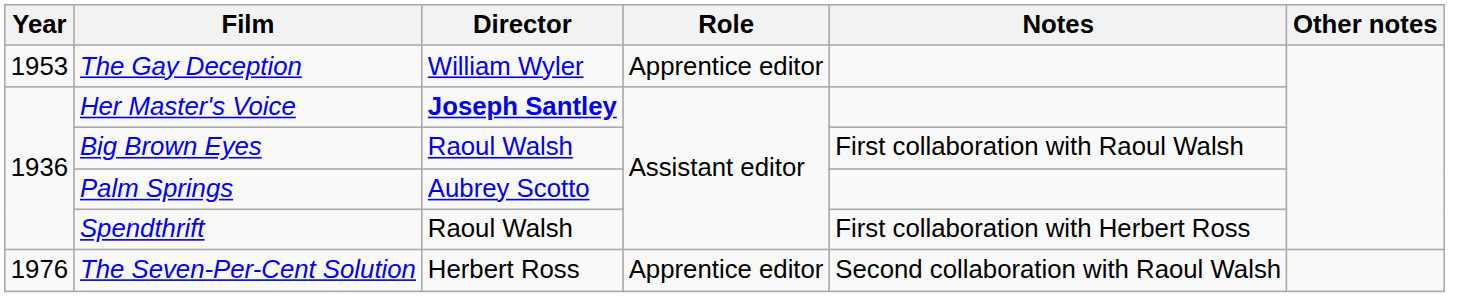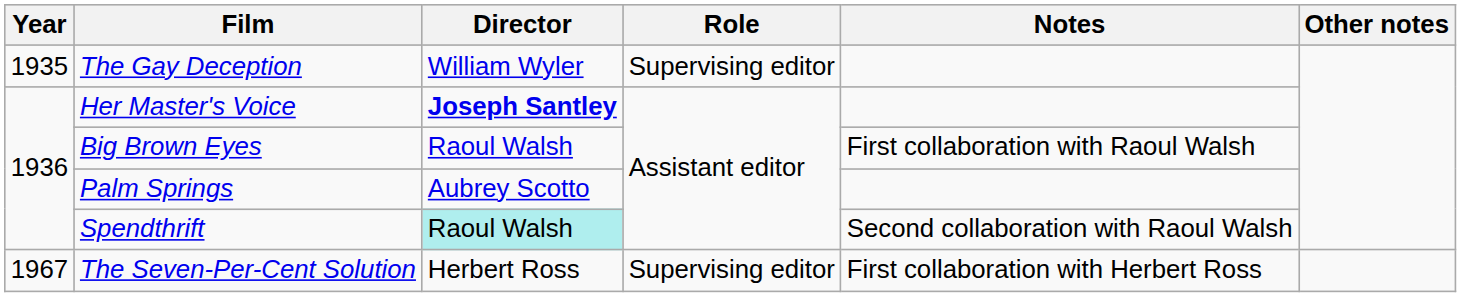(39, 65) 1953 -> (39, 65) 1935
(726, 65) Apprentice editor -> (732, 65) Supervising editor
(500, 229) no background -> (500, 229) paleturquoise background
(1043, 229) First collaboration with Herbert Ross -> (1070, 229) Second collaboration with Raoul Walsh
(39, 270) 1976 -> (39, 270) 1967
(726, 270) Apprentice editor -> (732, 270) Supervising editor
(1058, 270) Second collaboration with Raoul Walsh -> (1054, 270) First collaboration with Herbert Ross
